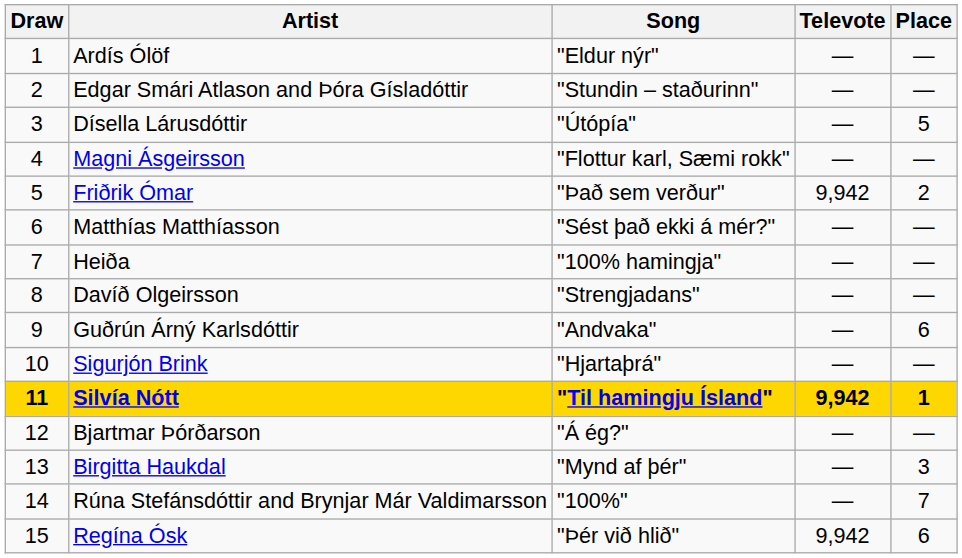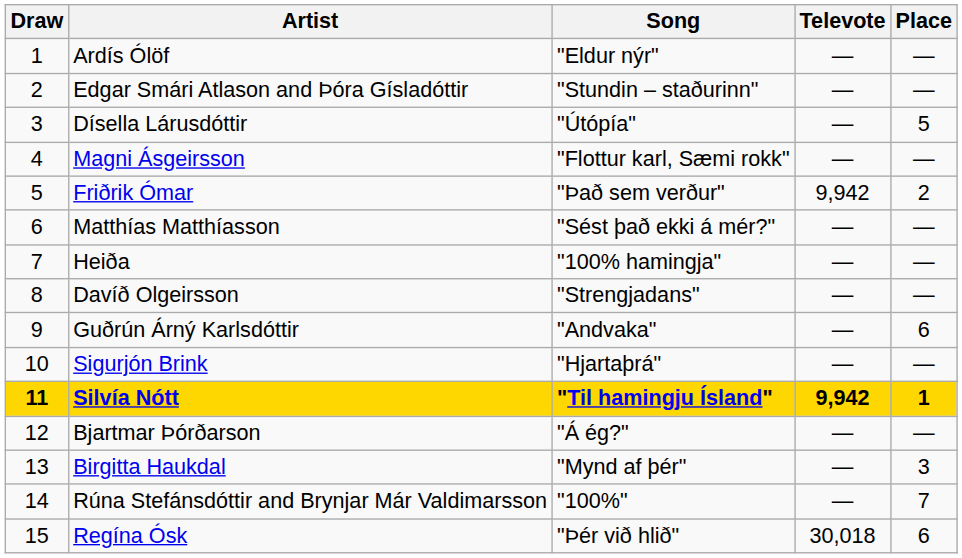(843, 535) 9,942 -> (843, 535) 30,018
